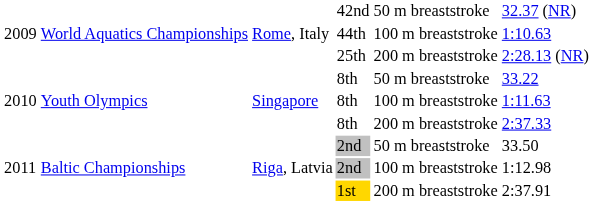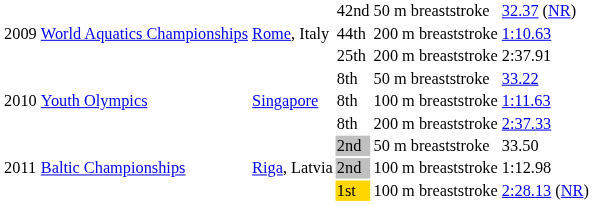(436, 33) 100 m breaststroke -> (436, 33) 200 m breaststroke
(545, 56) 2:28.13 (NR) -> (527, 56) 2:37.91
(436, 190) 200 m breaststroke -> (436, 190) 100 m breaststroke
(527, 190) 2:37.91 -> (545, 190) 2:28.13 (NR)
